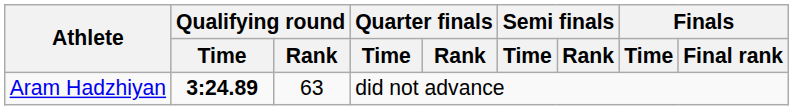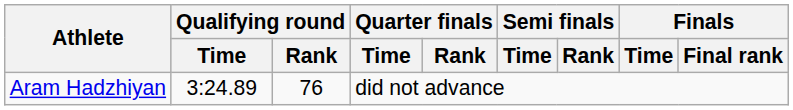(222, 89) bold -> (222, 89) normal
(312, 89) 63 -> (311, 89) 76
